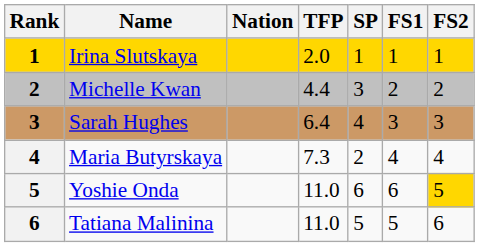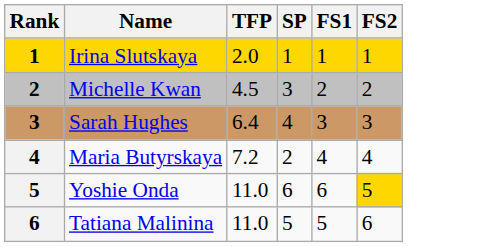- column: (263, 21)
(317, 88) 4.4 -> (245, 88) 4.5
(317, 156) 7.3 -> (245, 156) 7.2
